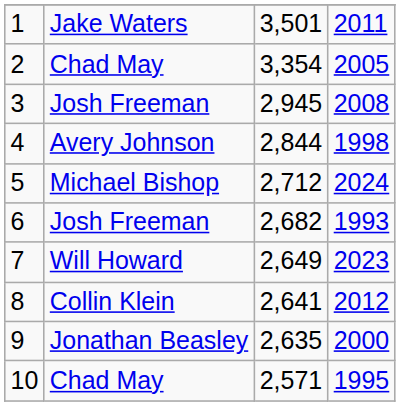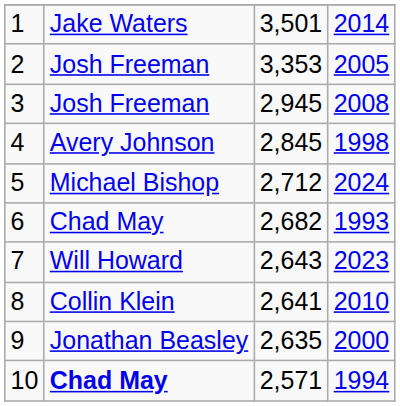(361, 24) 2011 -> (361, 24) 2014
(107, 63) Chad May -> (130, 63) Josh Freeman
(291, 63) 3,354 -> (291, 63) 3,353
(291, 143) 2,844 -> (291, 143) 2,845
(130, 222) Josh Freeman -> (107, 222) Chad May
(291, 261) 2,649 -> (291, 261) 2,643
(361, 301) 2012 -> (361, 301) 2010
(107, 380) normal -> (109, 380) bold
(361, 380) 1995 -> (361, 380) 1994
